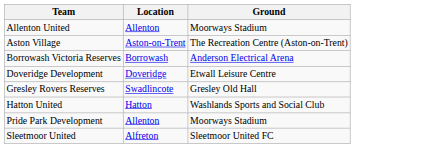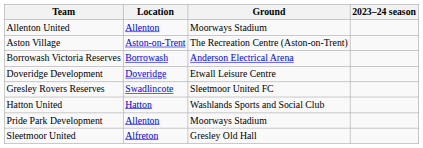+ column: (384, 12)
(223, 89) Gresley Old Hall -> (232, 89) Sleetmoor United FC
(232, 136) Sleetmoor United FC -> (223, 136) Gresley Old Hall
